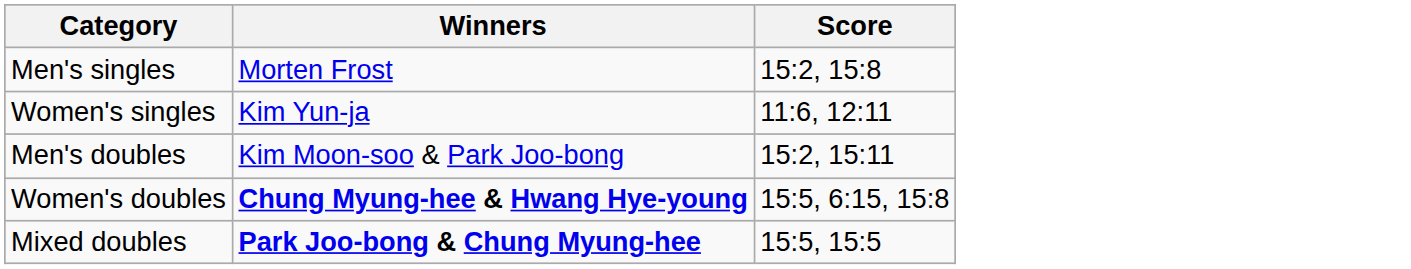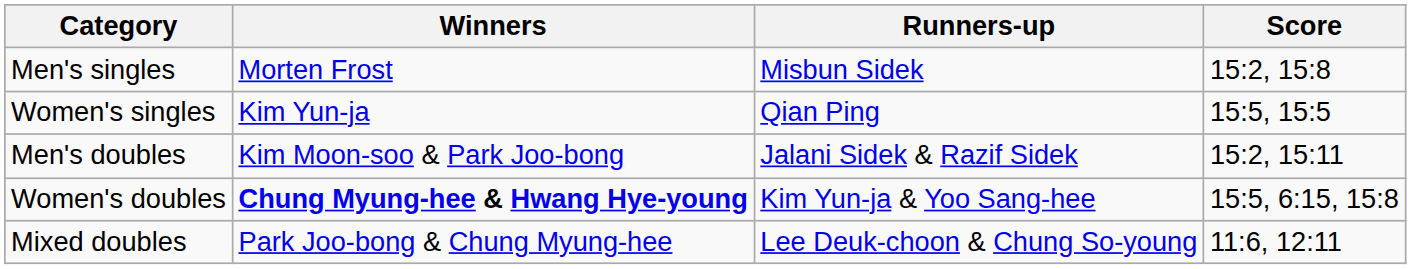+ column: (979, 26)
(826, 112) 11:6, 12:11 -> (1270, 112) 15:5, 15:5
(470, 241) bold -> (455, 241) normal
(821, 241) 15:5, 15:5 -> (1276, 241) 11:6, 12:11
